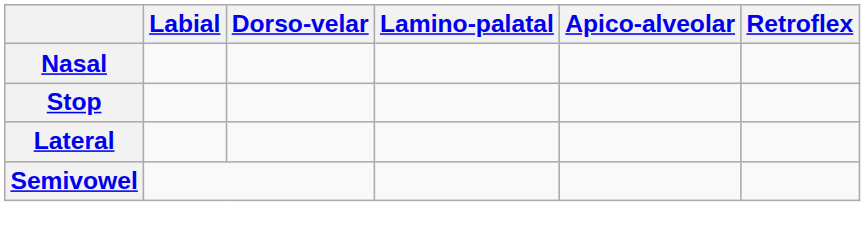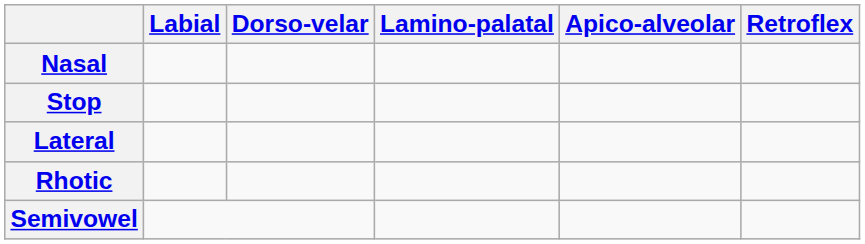+ row: (74, 180)
